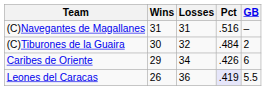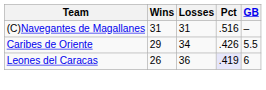- row: (66, 45)
(246, 61) 6 -> (251, 45) 5.5
(251, 77) 5.5 -> (246, 61) 6
